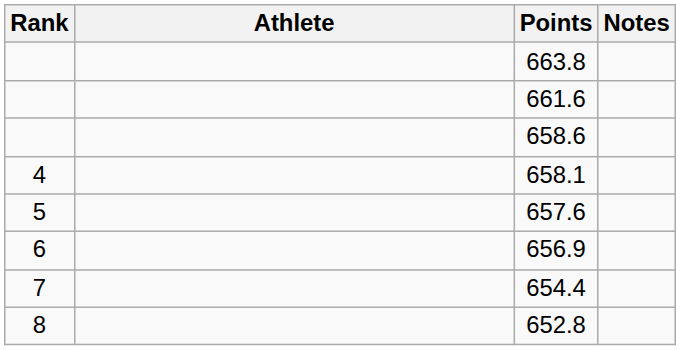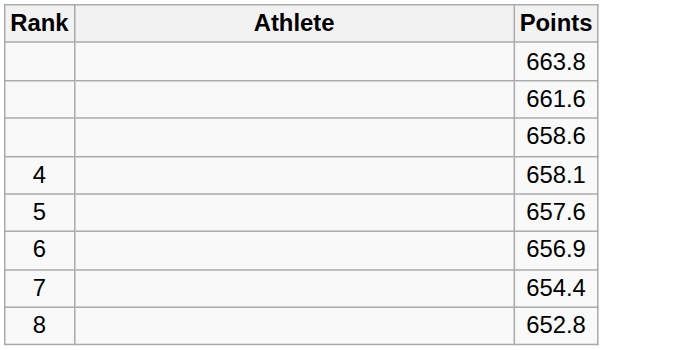- column: (637, 23)
